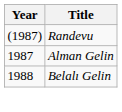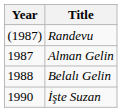+ row: (74, 96)
